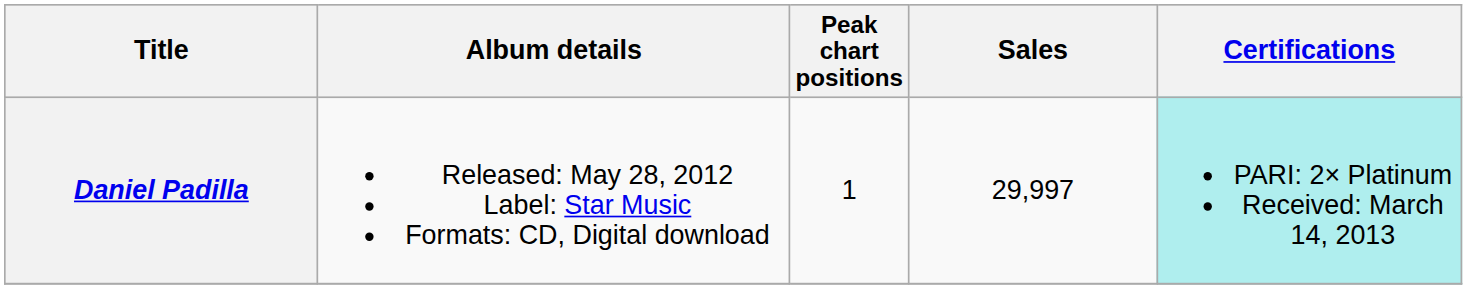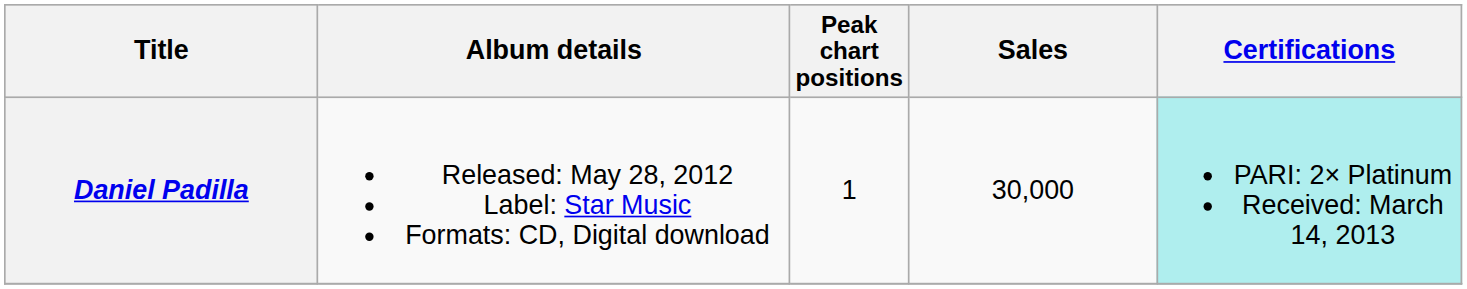(1033, 190) 29,997 -> (1033, 190) 30,000
